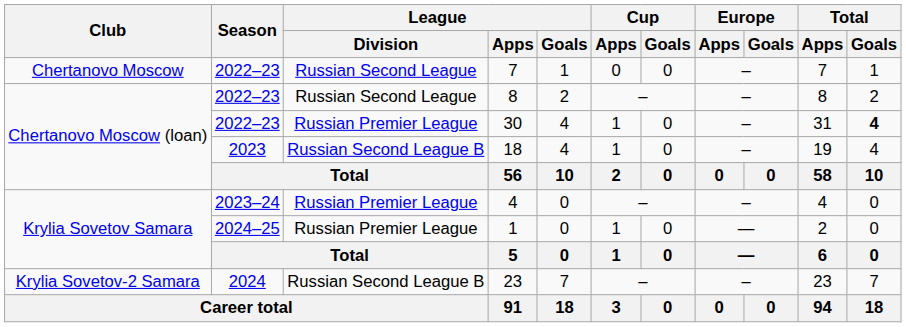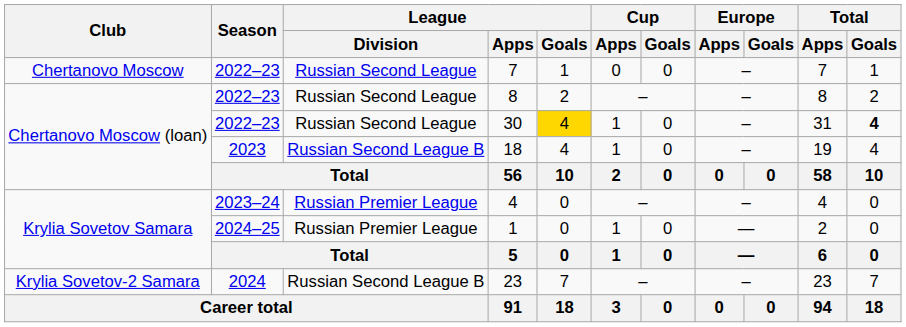(386, 123) Russian Premier League -> (386, 123) Russian Second League
(564, 123) no background -> (564, 123) gold background
